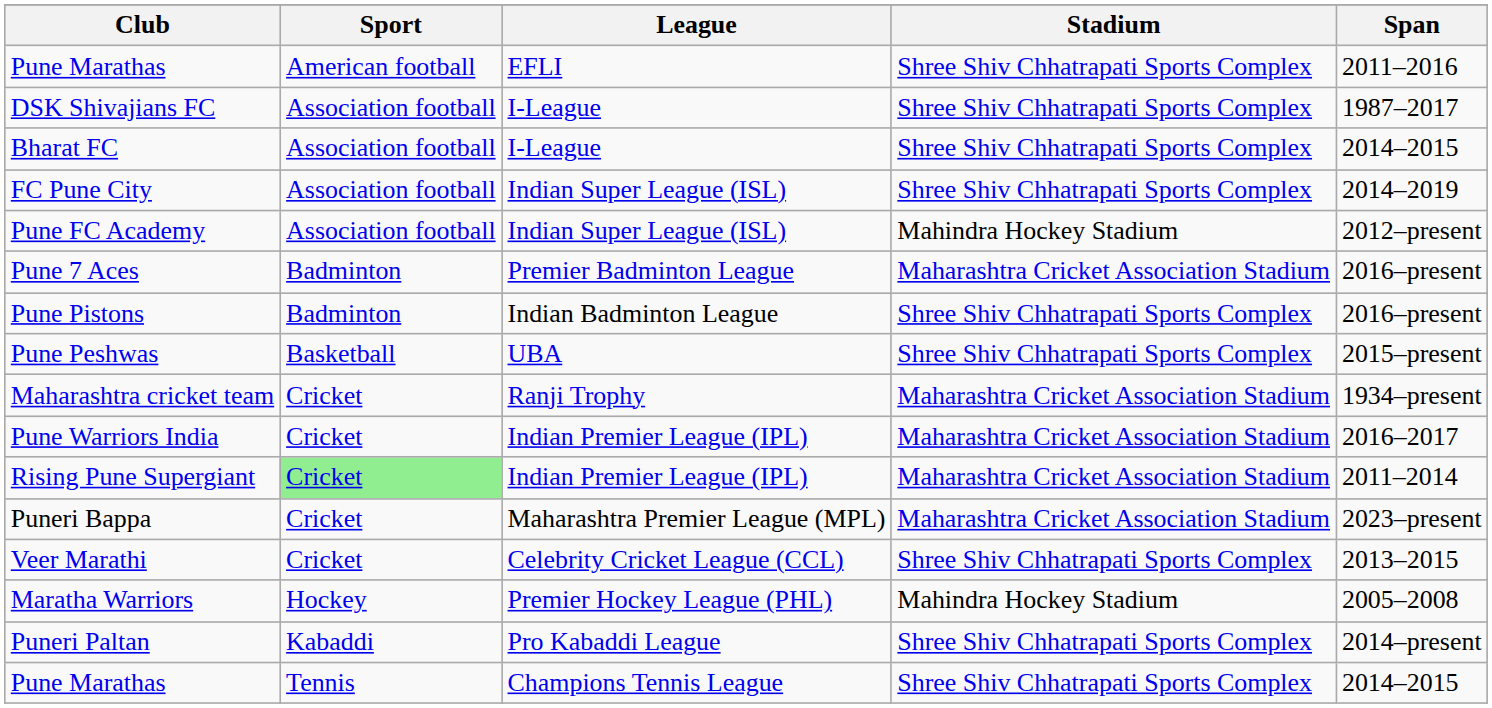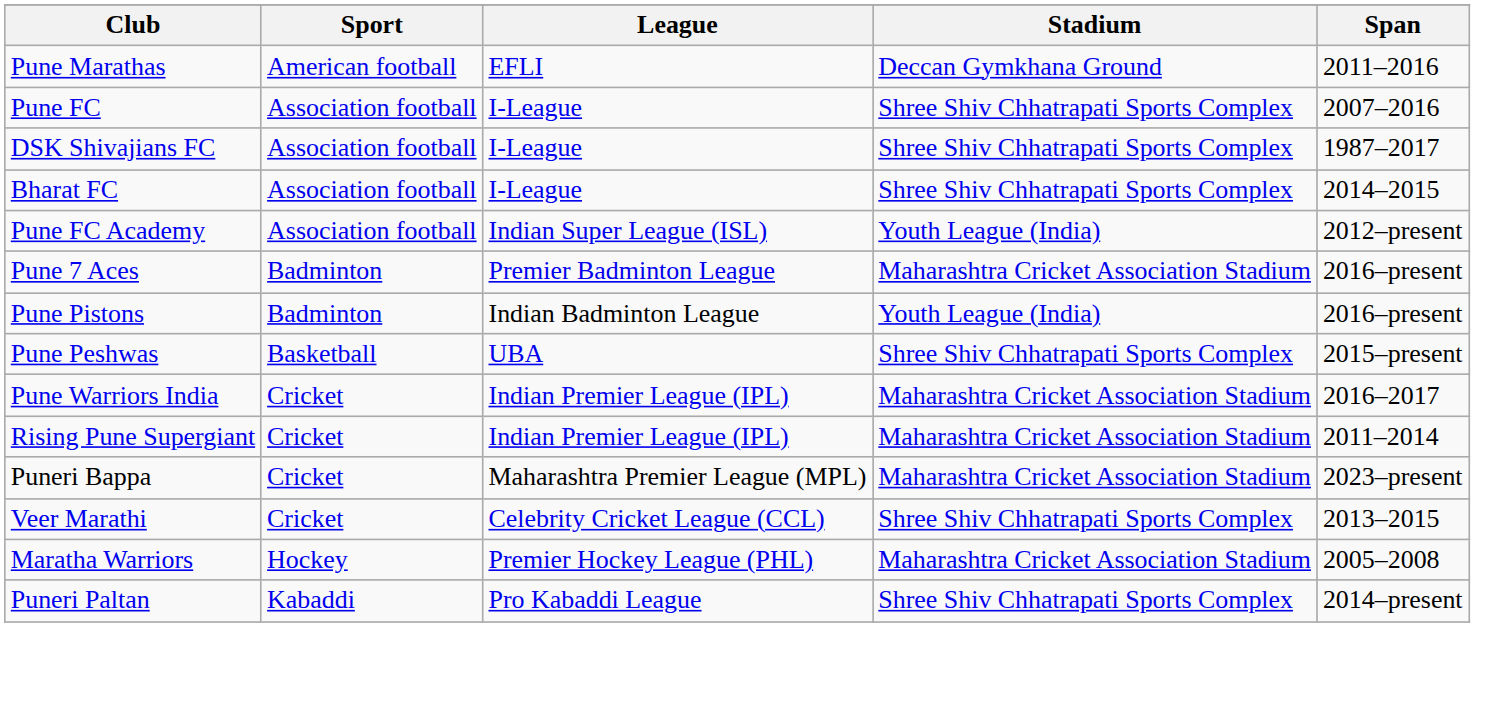(1105, 66) Shree Shiv Chhatrapati Sports Complex -> (1020, 66) Deccan Gymkhana Ground
+ row: (56, 107)
- row: (81, 189)
(1038, 230) Mahindra Hockey Stadium -> (989, 230) Youth League (India)
(1105, 312) Shree Shiv Chhatrapati Sports Complex -> (989, 312) Youth League (India)
- row: (142, 395)
(324, 477) lightgreen background -> (305, 436) no background
(1038, 600) Mahindra Hockey Stadium -> (1095, 559) Maharashtra Cricket Association Stadium
- row: (88, 682)
